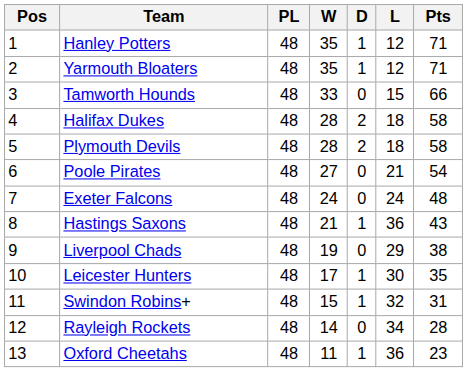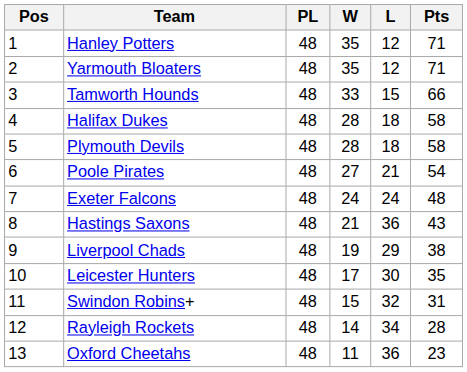- column: (362, 17)
